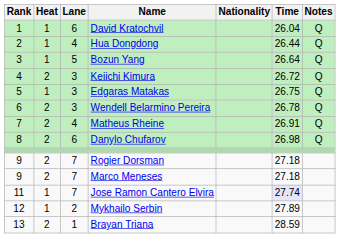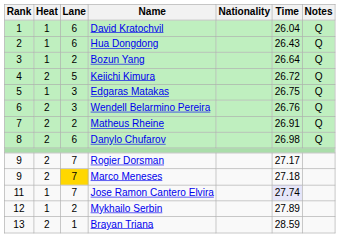(74, 44) 4 -> (74, 44) 6
(287, 44) 26.44 -> (287, 44) 26.43
(74, 60) 5 -> (74, 60) 2
(74, 76) 3 -> (74, 76) 5
(287, 108) 26.78 -> (287, 108) 26.76
(74, 124) 4 -> (74, 124) 2
(287, 161) 27.18 -> (287, 161) 27.17
(74, 177) no background -> (74, 177) gold background
